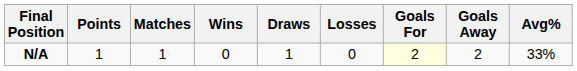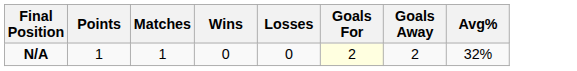- column: (289, 24)
(541, 55) 33% -> (478, 55) 32%
